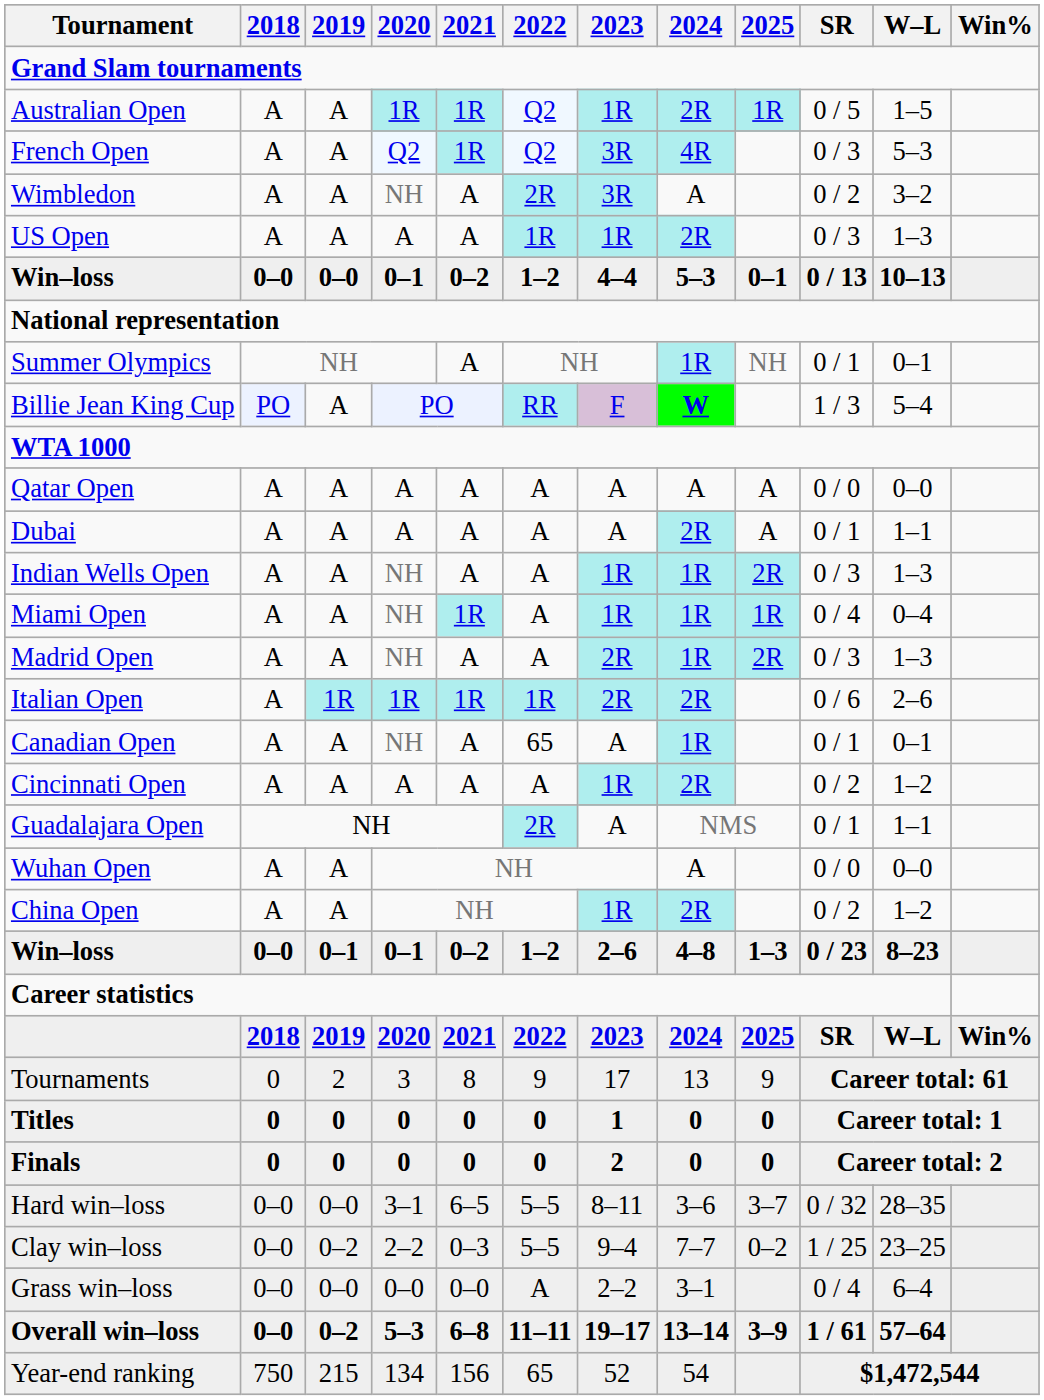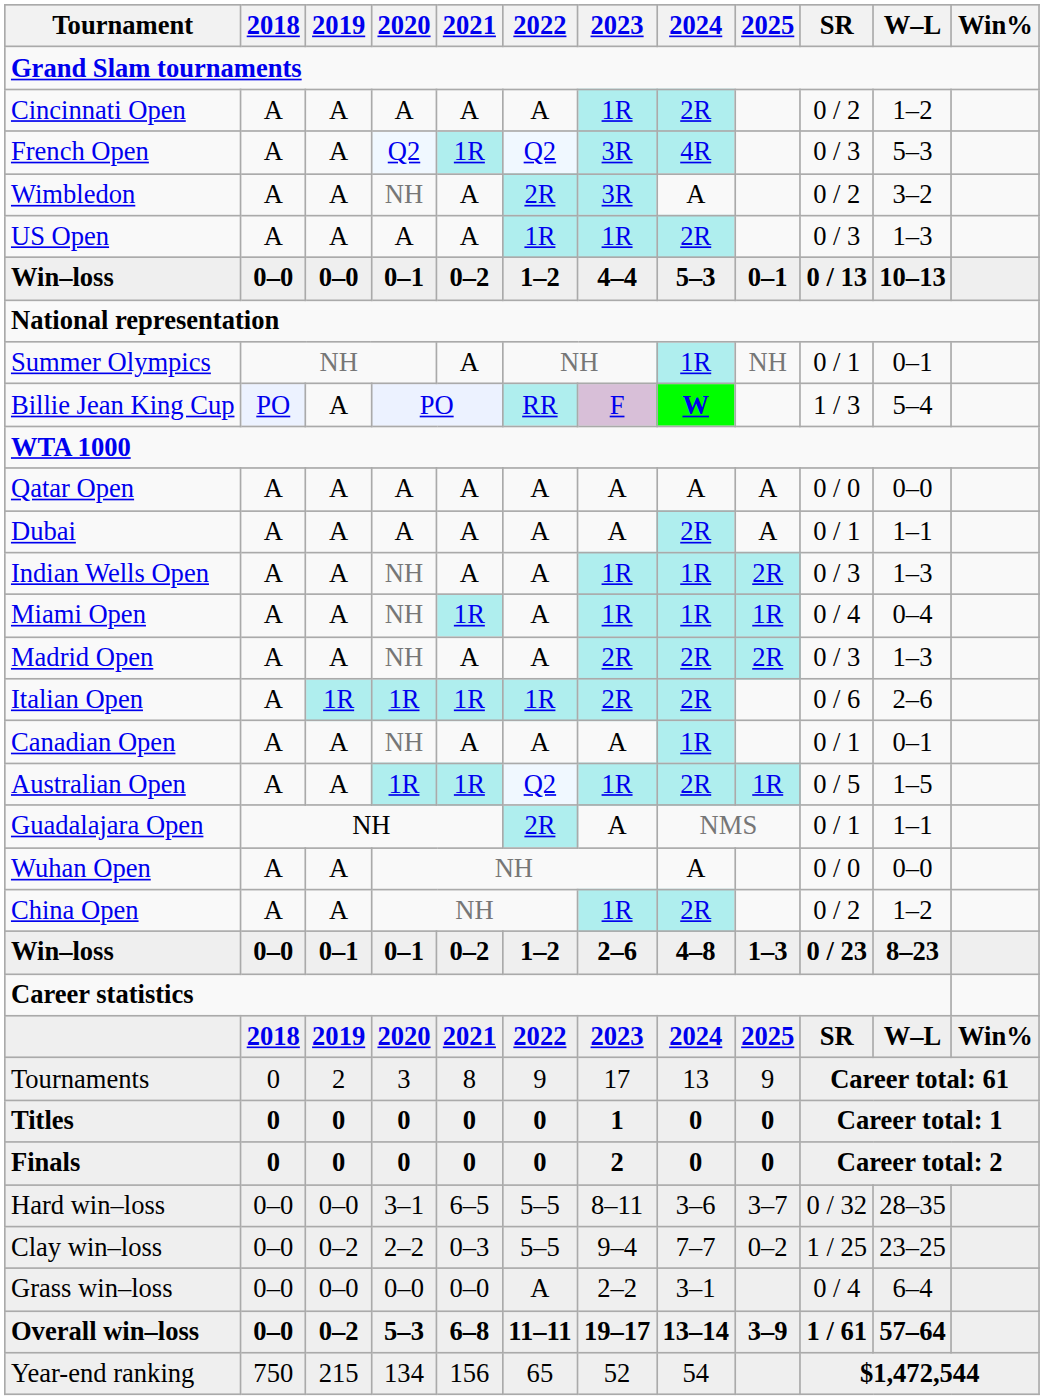rows swapped: (98, 109) <-> (98, 783)
(696, 657) 1R -> (696, 657) 2R
(540, 741) 65 -> (540, 741) A
